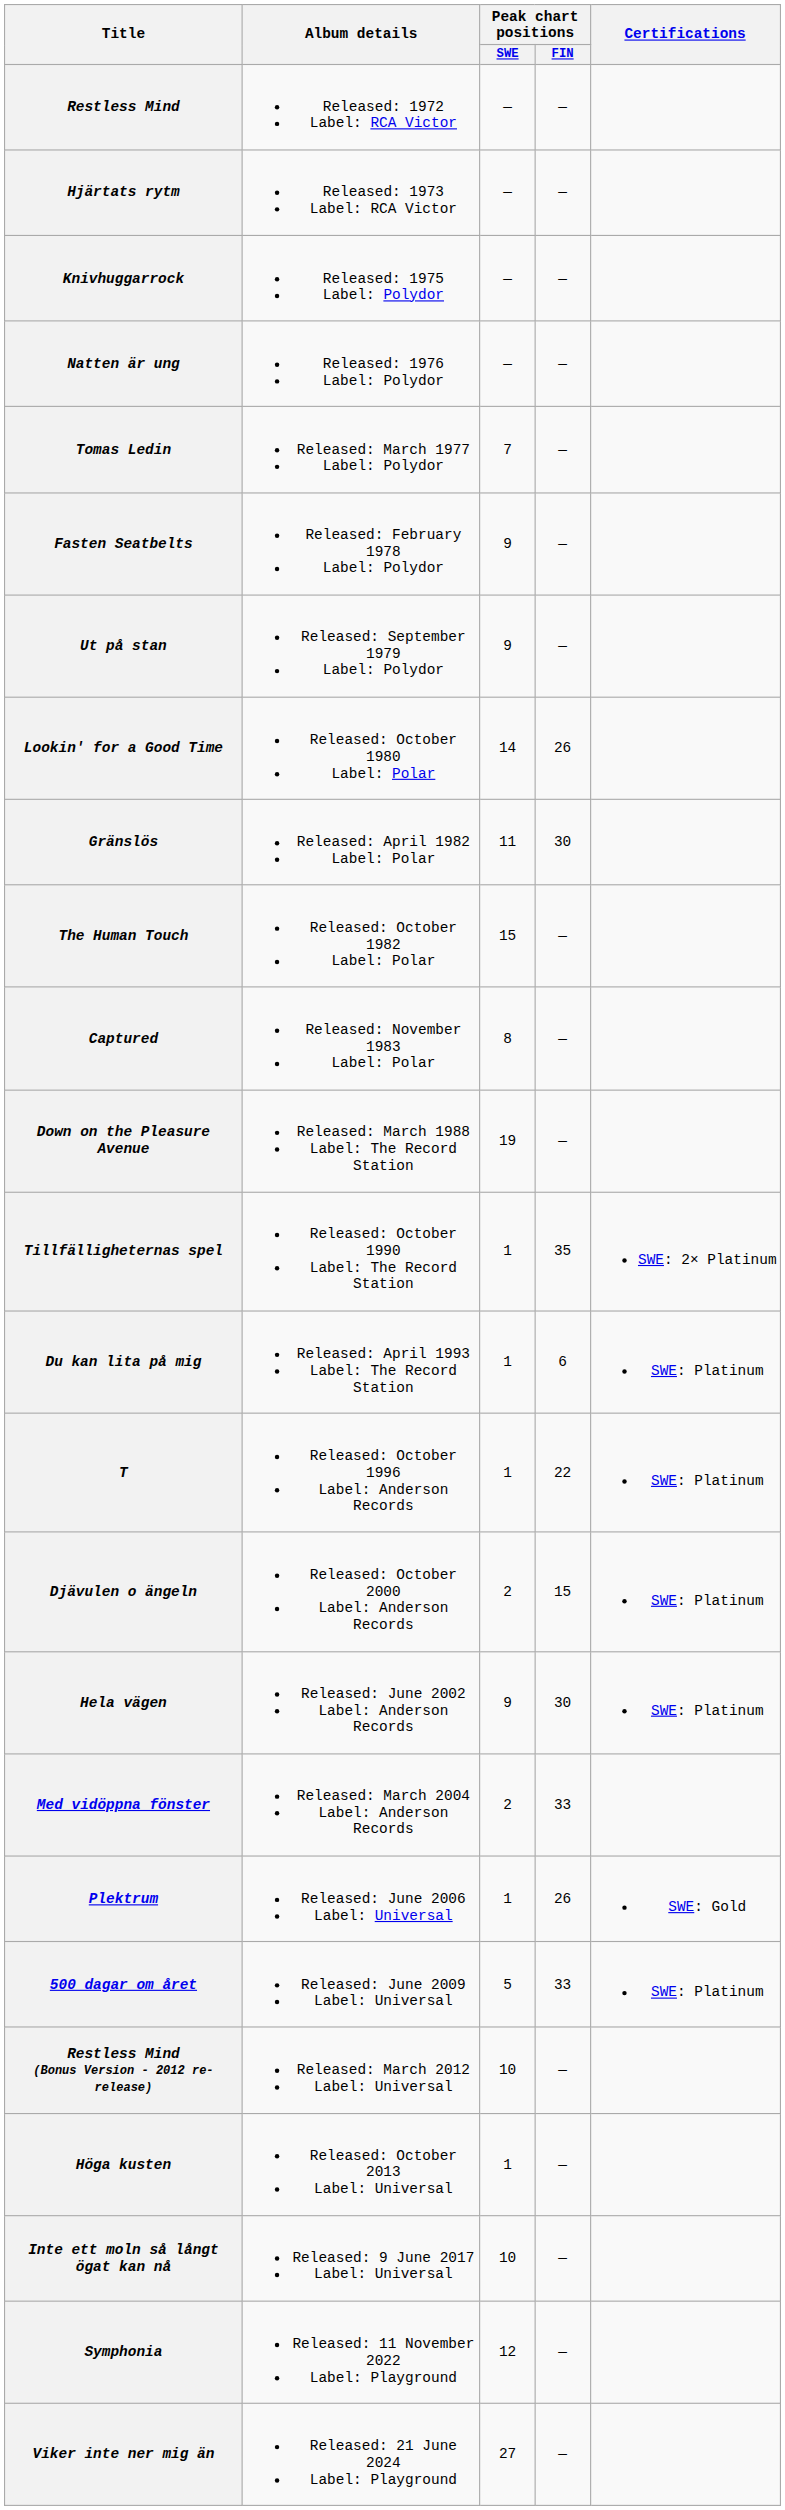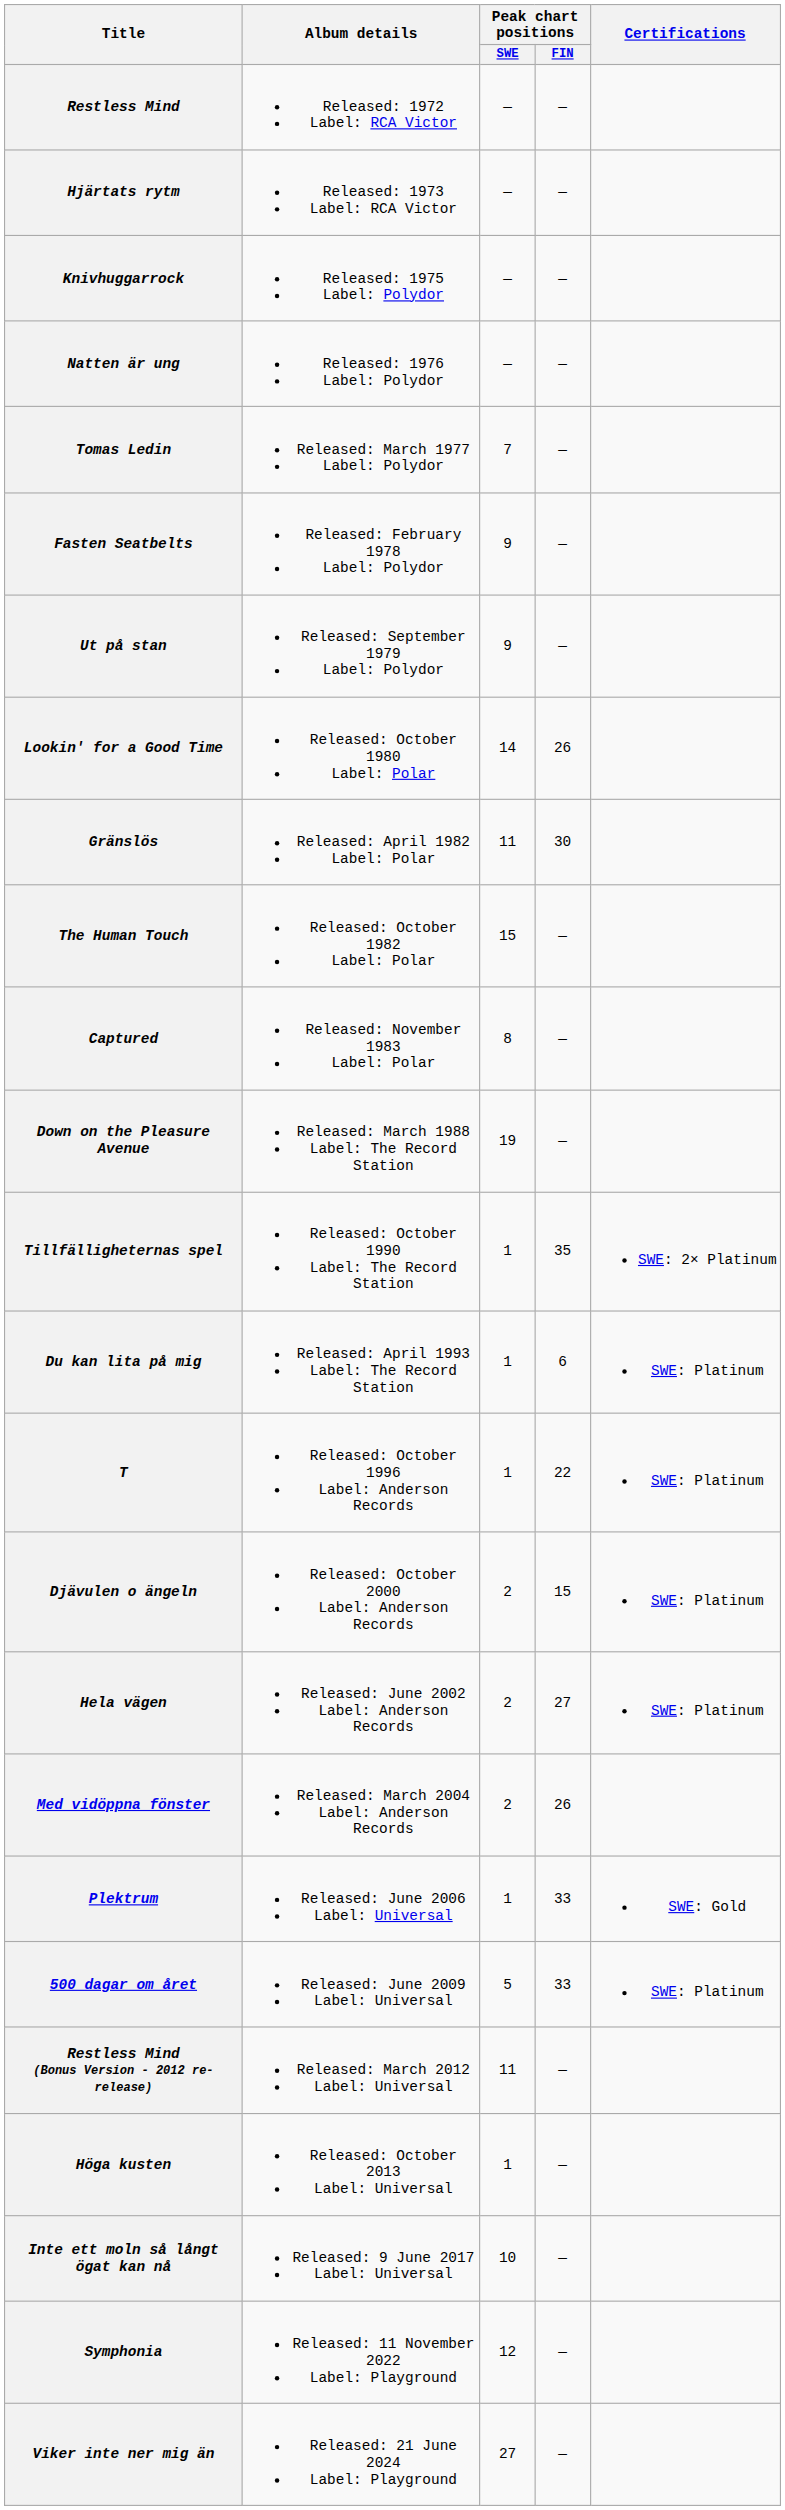(508, 1703) 9 -> (508, 1703) 2
(563, 1703) 30 -> (563, 1703) 27
(563, 1805) 33 -> (563, 1805) 26
(563, 1899) 26 -> (563, 1899) 33
(508, 2070) 10 -> (508, 2070) 11
